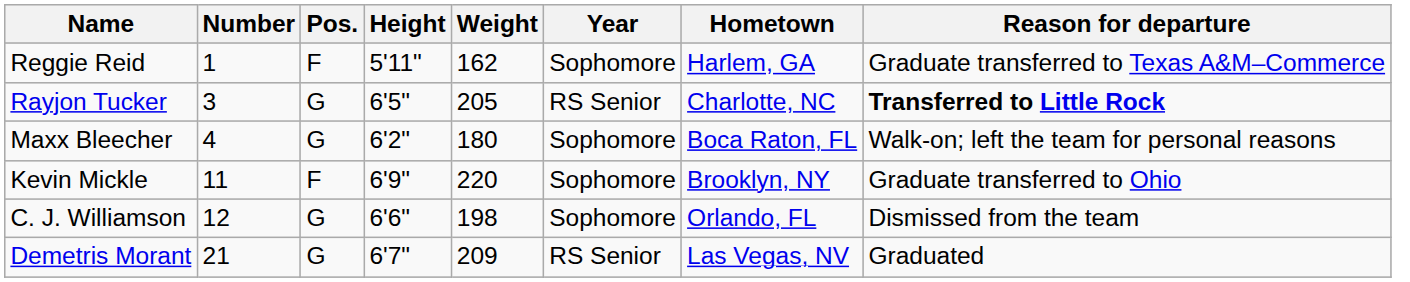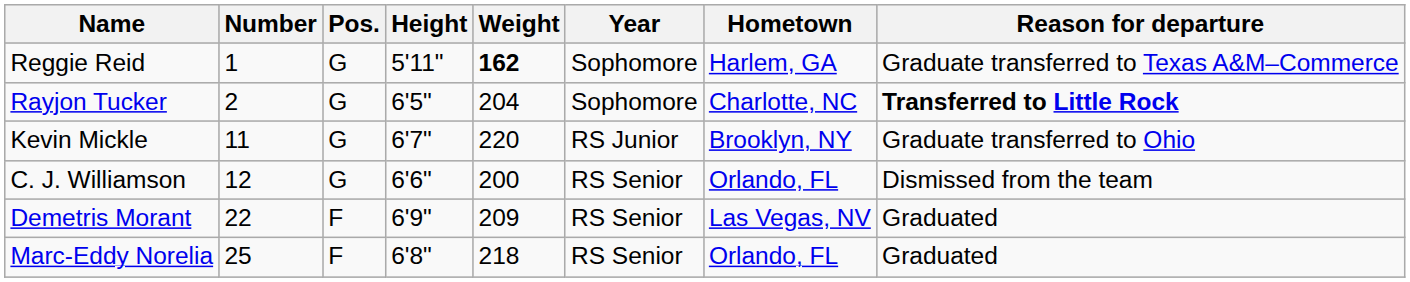(314, 62) F -> (338, 62) G
(477, 62) normal -> (499, 62) bold
(209, 101) 3 -> (231, 101) 2
(477, 101) 205 -> (499, 101) 204
(605, 101) RS Senior -> (634, 101) Sophomore
- row: (91, 140)
(314, 179) F -> (338, 140) G
(390, 179) 6'9" -> (411, 140) 6'7"
(613, 179) Sophomore -> (625, 140) RS Junior
(477, 218) 198 -> (499, 179) 200
(613, 218) Sophomore -> (627, 179) RS Senior
(216, 256) 21 -> (238, 218) 22
(316, 256) G -> (336, 218) F
(390, 256) 6'7" -> (411, 218) 6'9"
+ row: (112, 256)
